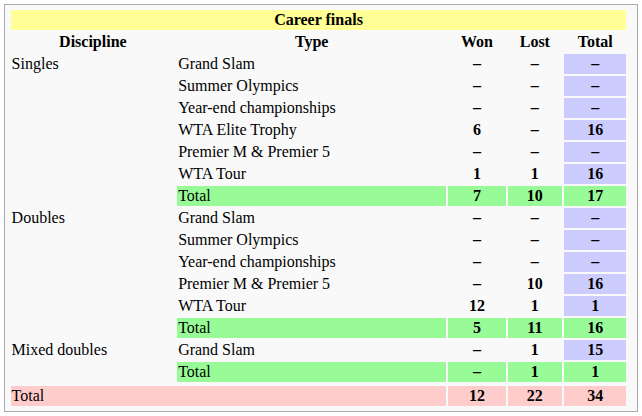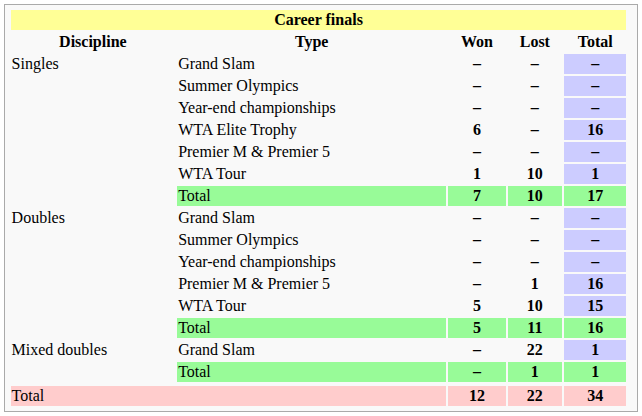(535, 174) 1 -> (535, 174) 10
(595, 174) 16 -> (595, 174) 1
(535, 284) 10 -> (535, 284) 1
(477, 306) 12 -> (477, 306) 5
(535, 306) 1 -> (535, 306) 10
(595, 306) 1 -> (595, 306) 15
(535, 350) 1 -> (535, 350) 22
(595, 350) 15 -> (595, 350) 1
